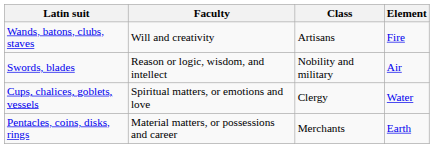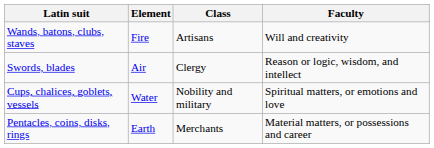columns swapped: (407, 13) <-> (212, 13)
(326, 67) Nobility and military -> (191, 67) Clergy
(313, 98) Clergy -> (204, 98) Nobility and military
